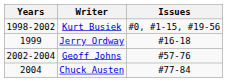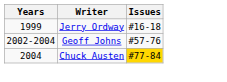- row: (92, 26)
(174, 70) no background -> (145, 56) gold background
